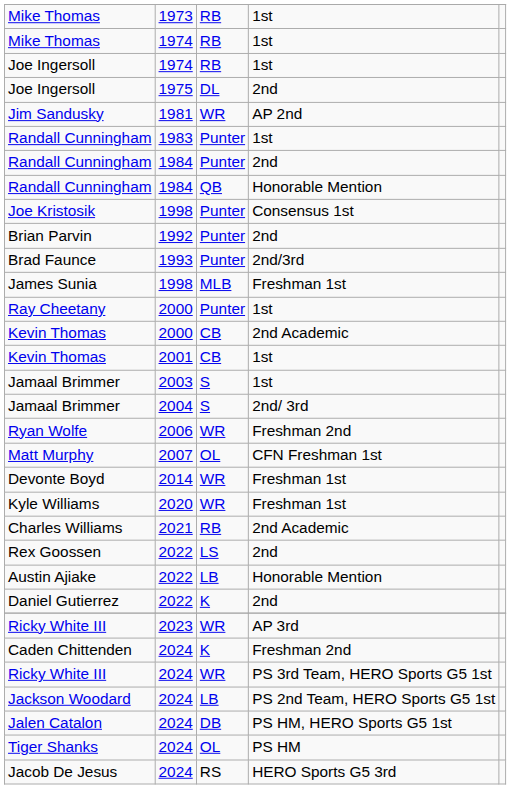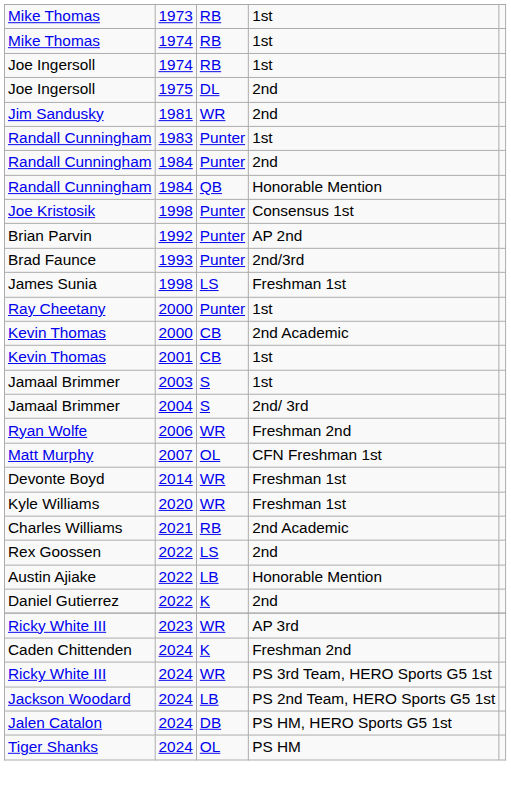(277, 114) AP 2nd -> (265, 114) 2nd
(265, 235) 2nd -> (277, 235) AP 2nd
(216, 284) MLB -> (209, 284) LS
- row: (63, 771)
